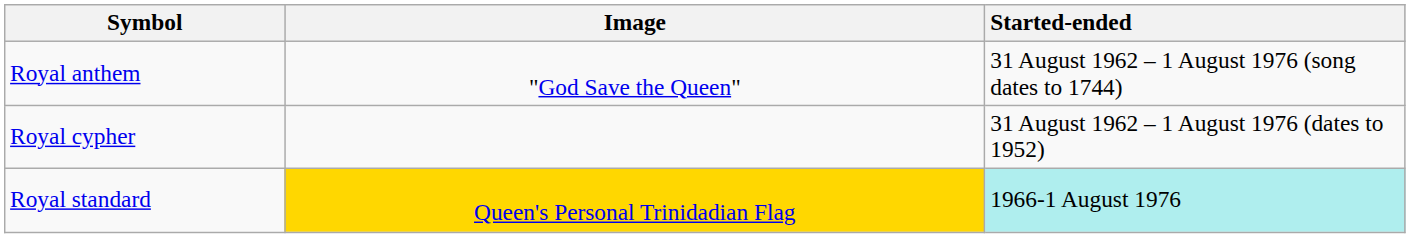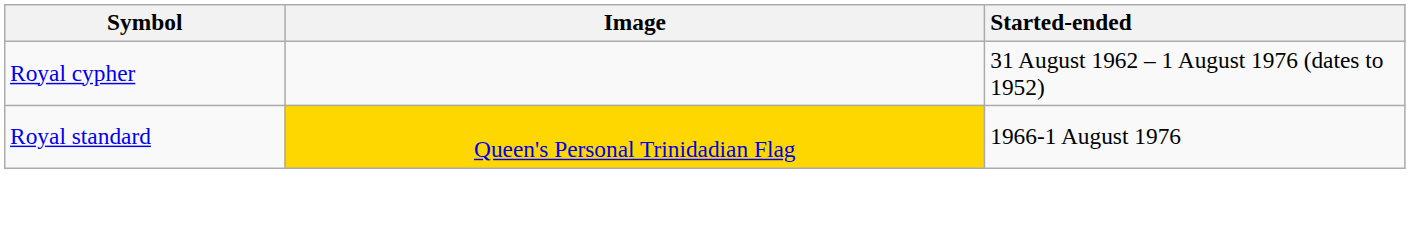- row: (75, 73)
(1086, 199) paleturquoise background -> (1086, 136) no background
